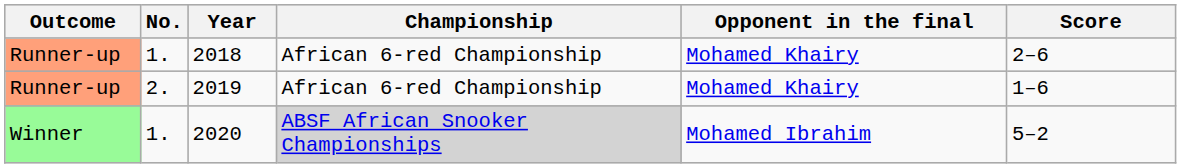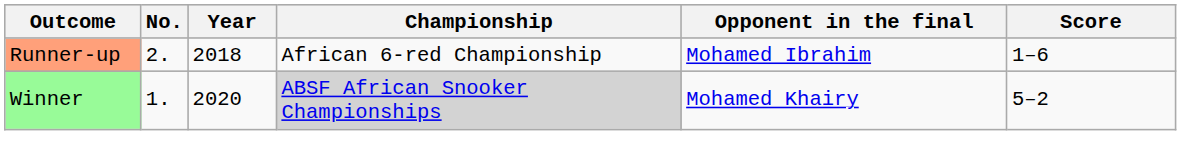- row: (65, 55)
(217, 88) 2019 -> (217, 55) 2018
(772, 88) Mohamed Khairy -> (779, 55) Mohamed Ibrahim
(779, 134) Mohamed Ibrahim -> (772, 100) Mohamed Khairy
